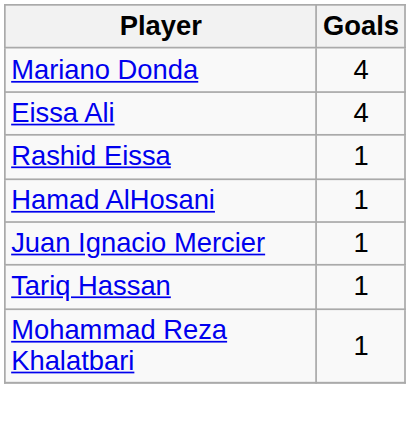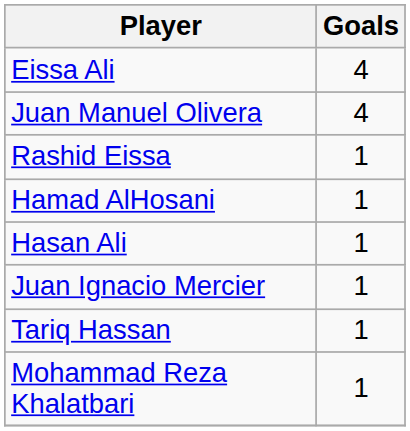- row: (105, 69)
+ row: (137, 112)
+ row: (69, 243)
